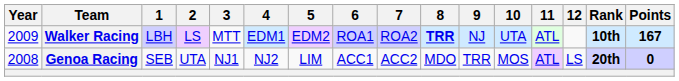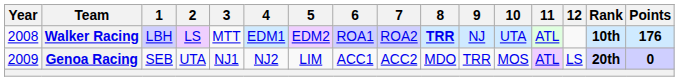(23, 37) 2009 -> (23, 37) 2008
(650, 37) 167 -> (650, 37) 176
(23, 58) 2008 -> (23, 58) 2009
